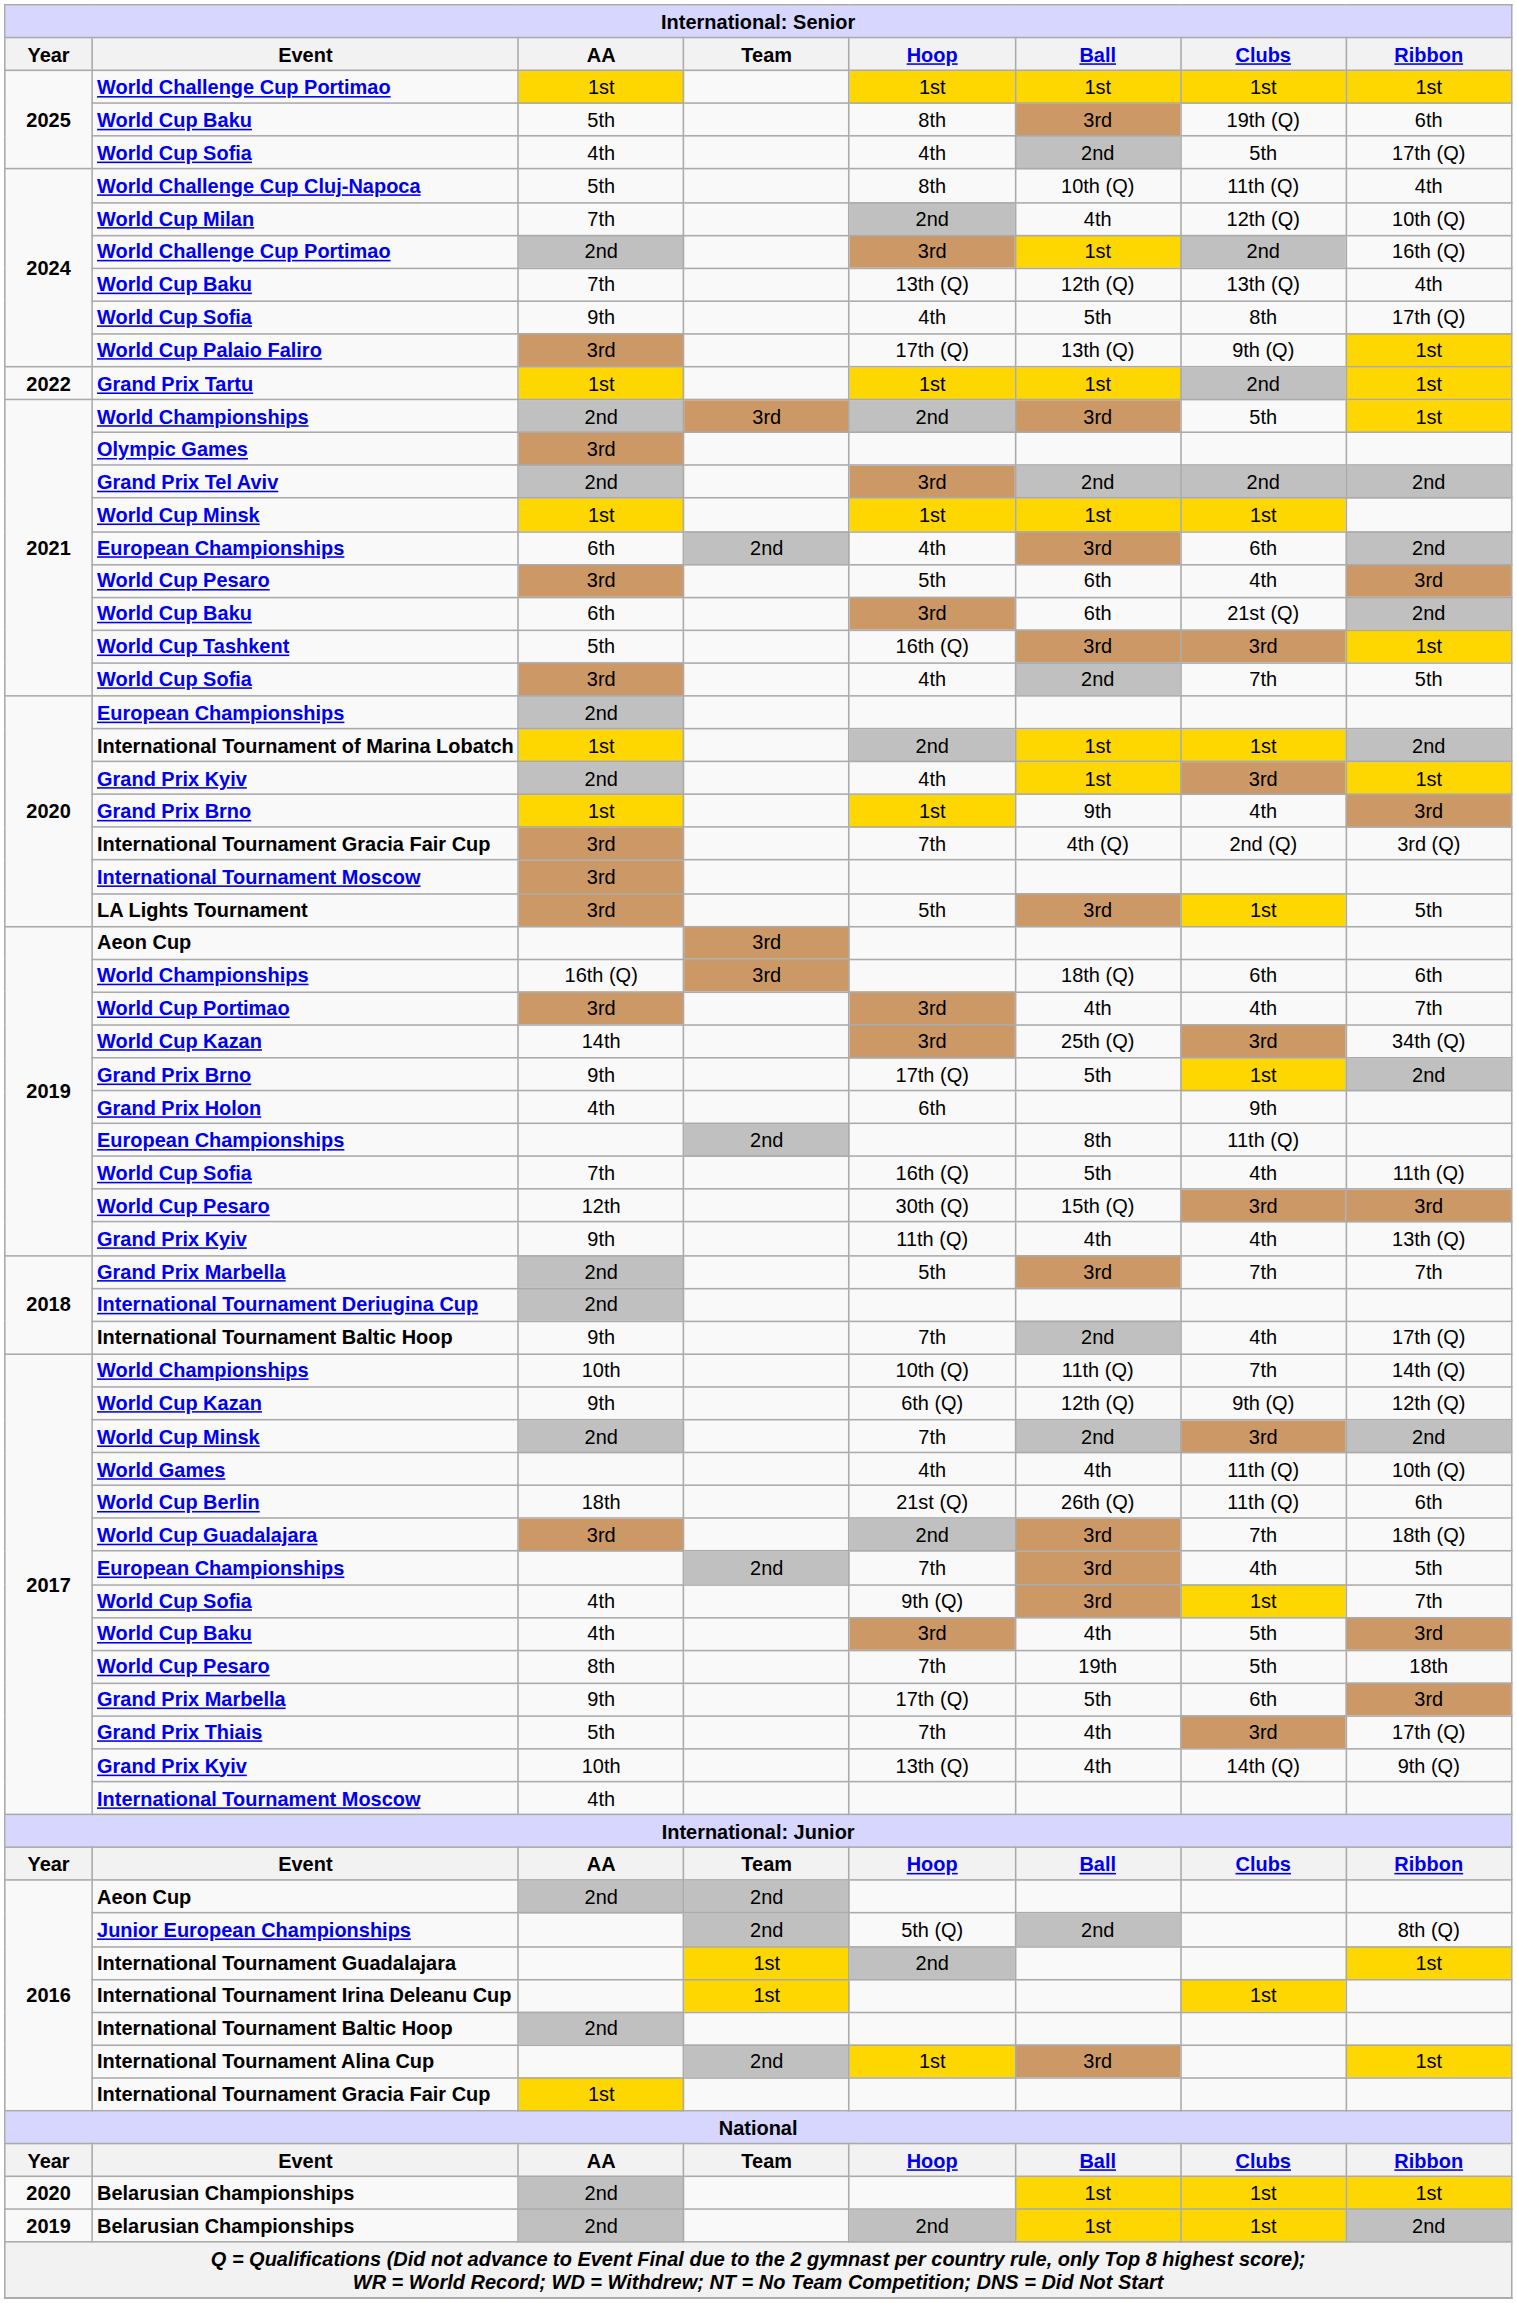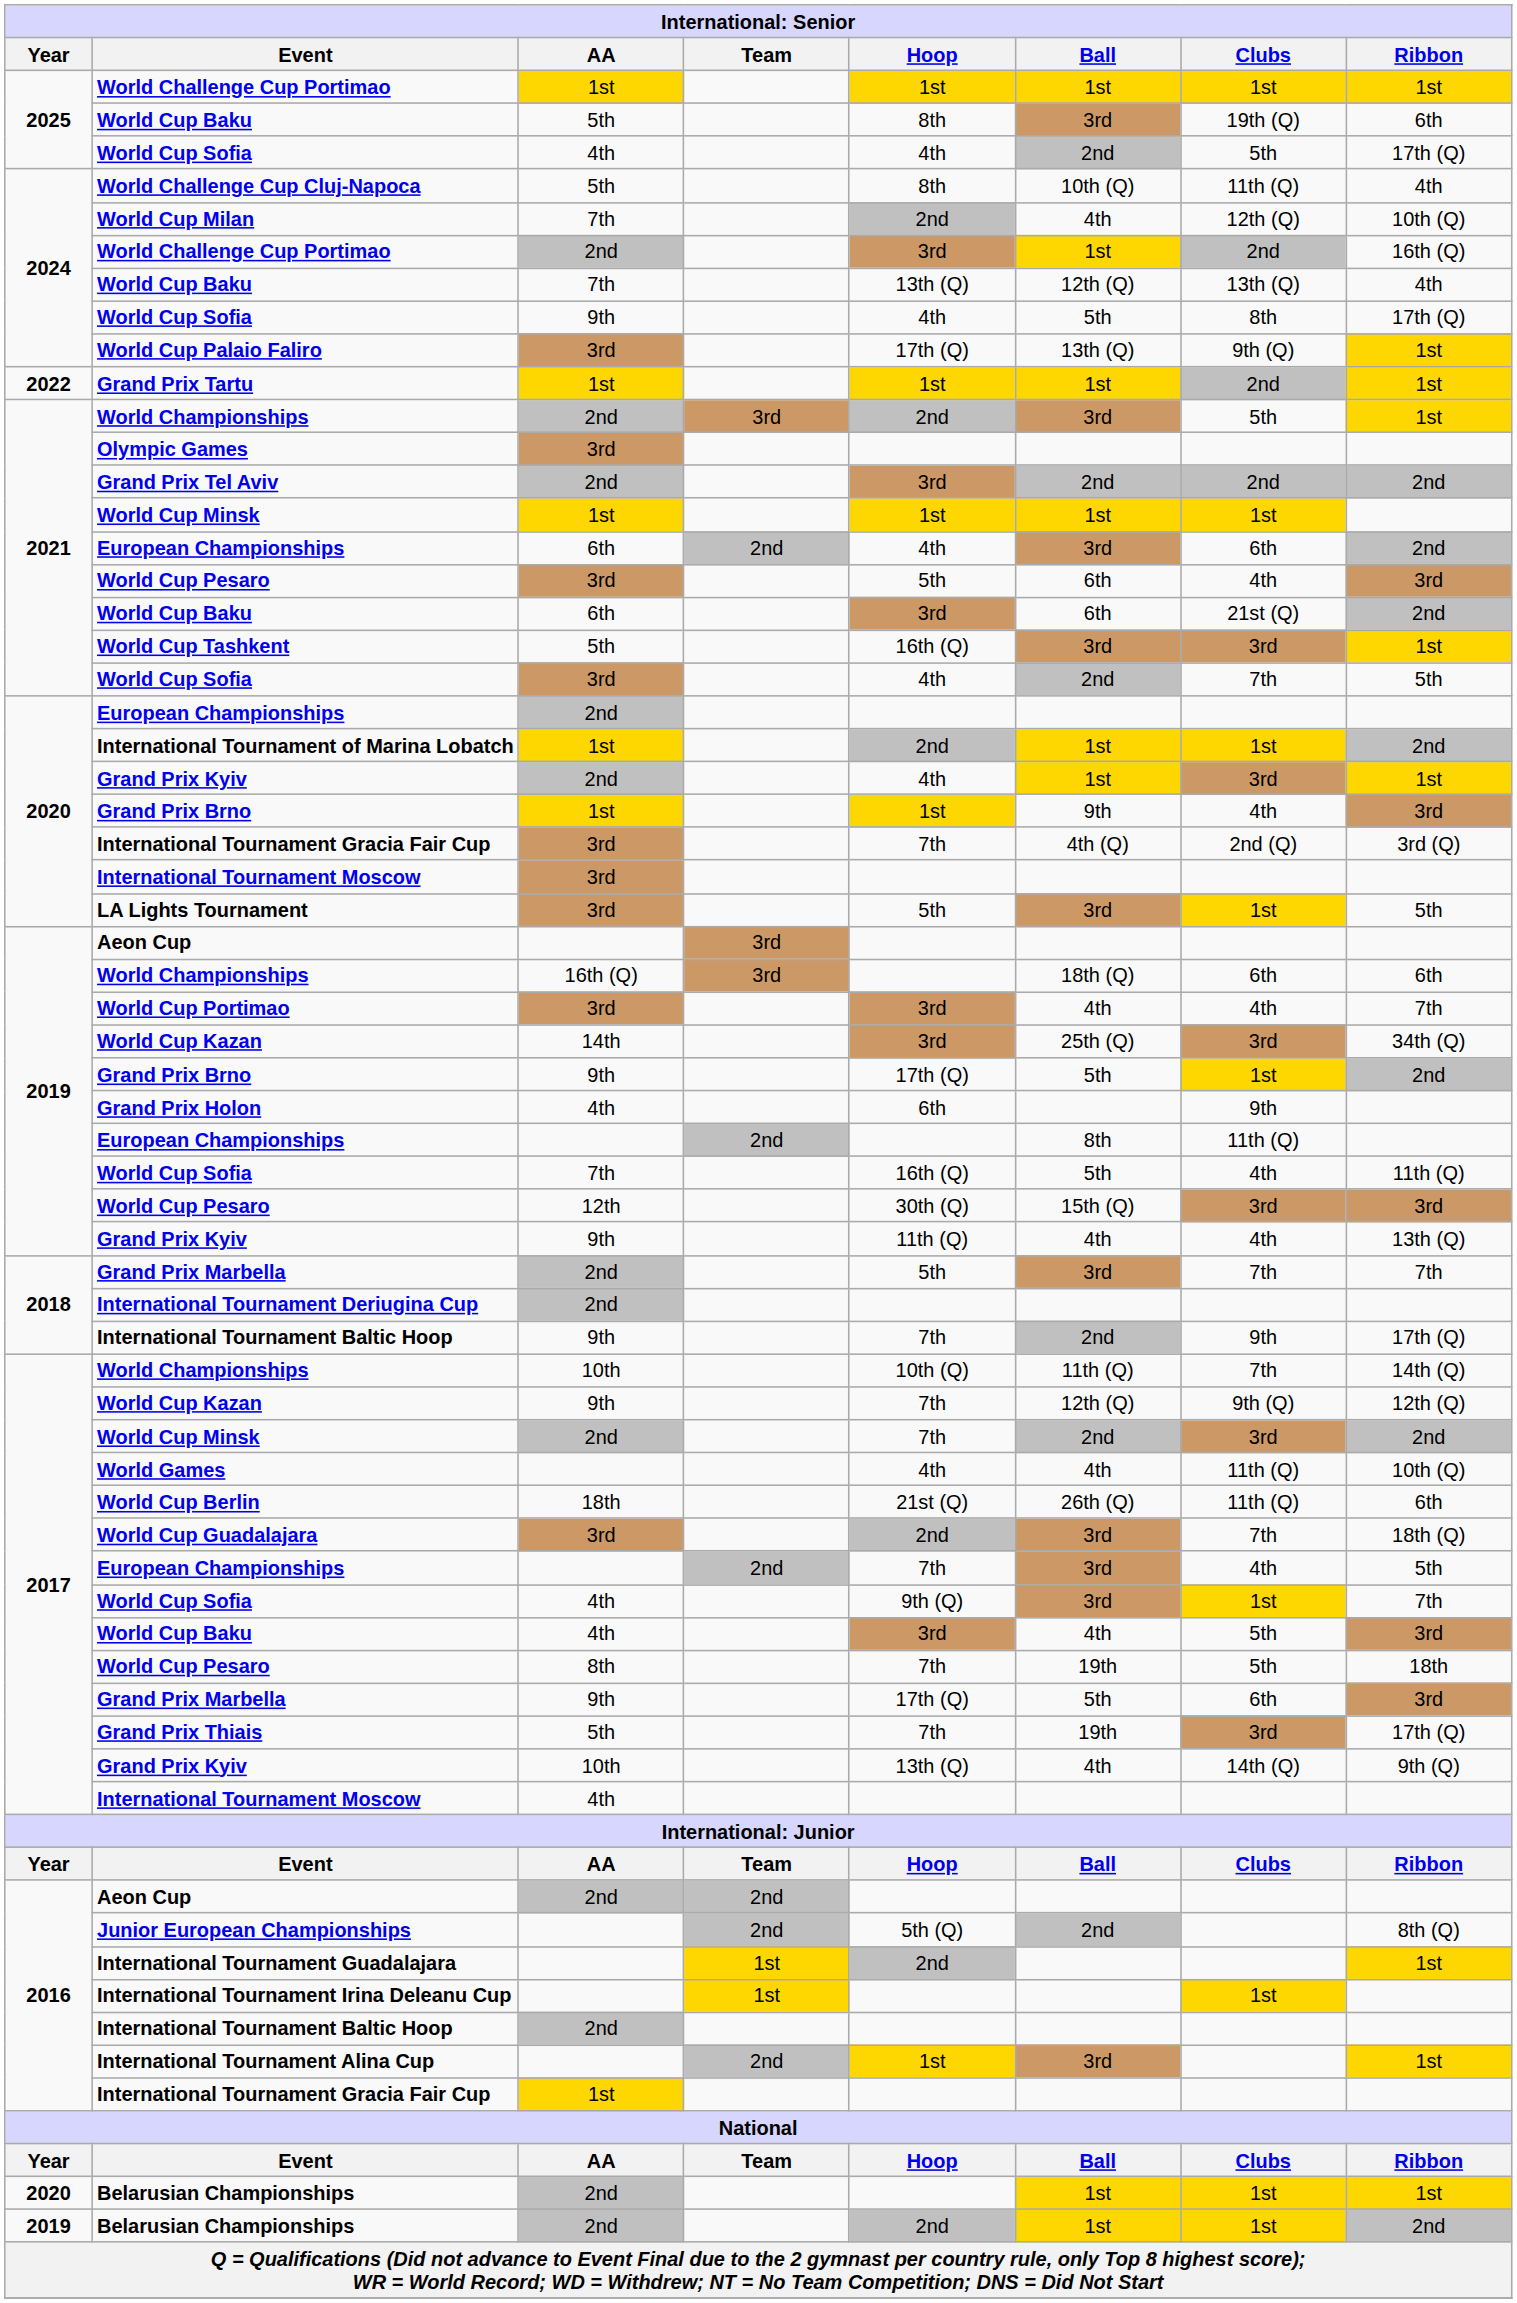(1263, 1337) 4th -> (1263, 1337) 9th
(932, 1403) 6th (Q) -> (932, 1403) 7th
(1098, 1732) 4th -> (1098, 1732) 19th
